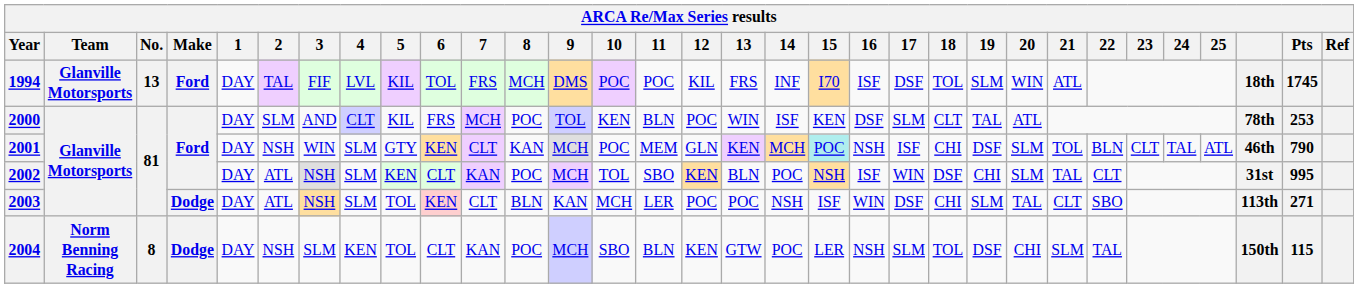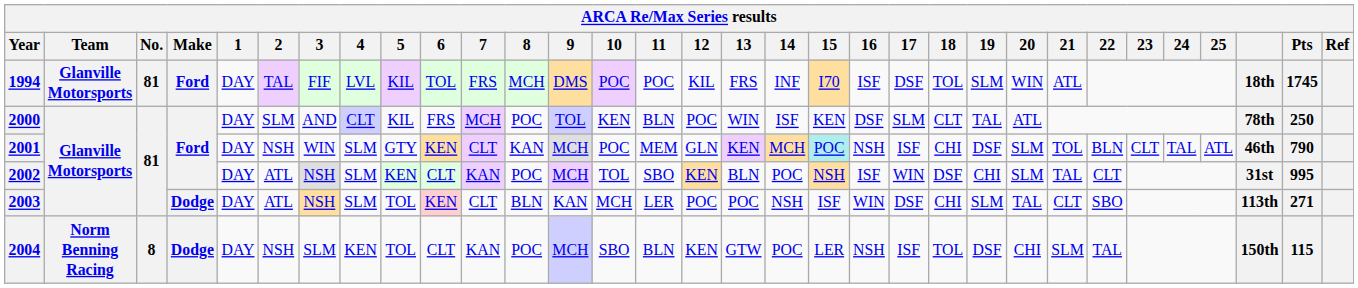(152, 82) 13 -> (152, 82) 81
(1302, 120) 253 -> (1302, 120) 250
(909, 249) SLM -> (909, 249) ISF
